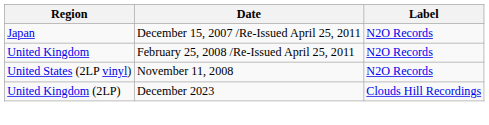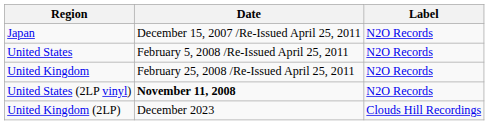+ row: (40, 52)
(185, 71) normal -> (186, 91) bold
